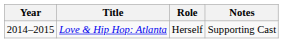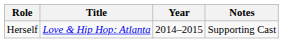columns swapped: (31, 12) <-> (187, 12)
